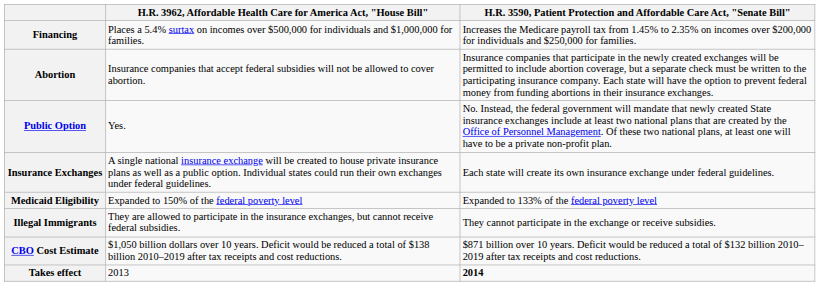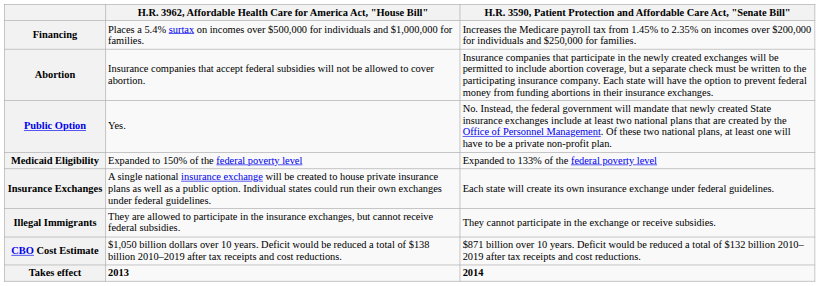rows swapped: (55, 172) <-> (55, 200)
(118, 273) normal -> (118, 273) bold
